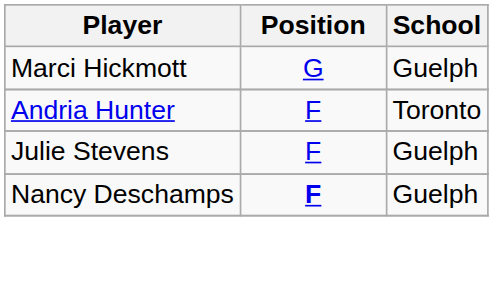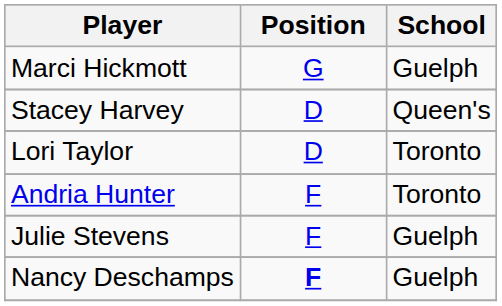+ row: (97, 109)
+ row: (72, 151)
